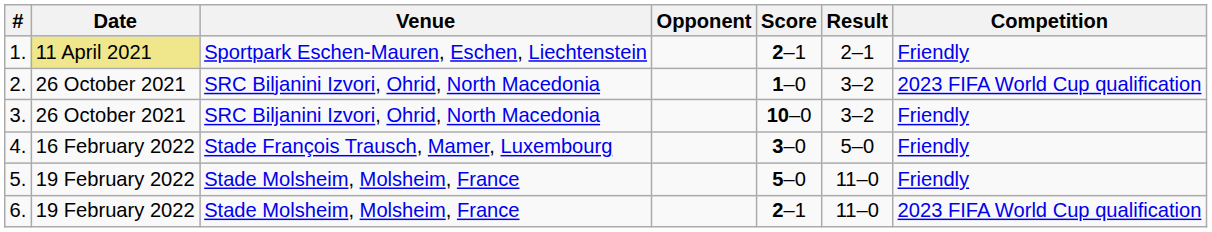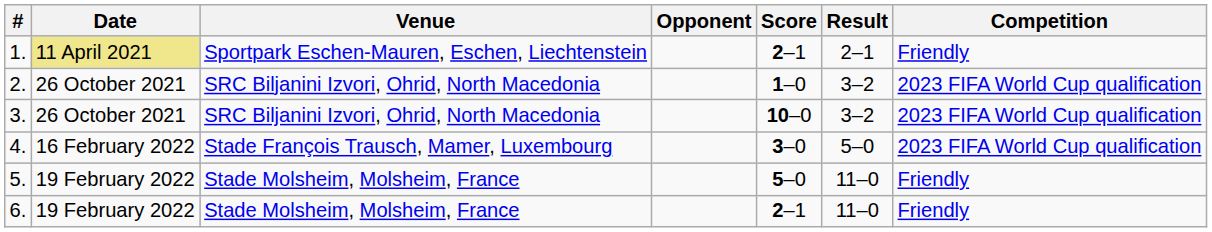(933, 115) Friendly -> (1049, 115) 2023 FIFA World Cup qualification
(933, 147) Friendly -> (1049, 147) 2023 FIFA World Cup qualification
(1049, 211) 2023 FIFA World Cup qualification -> (933, 211) Friendly
